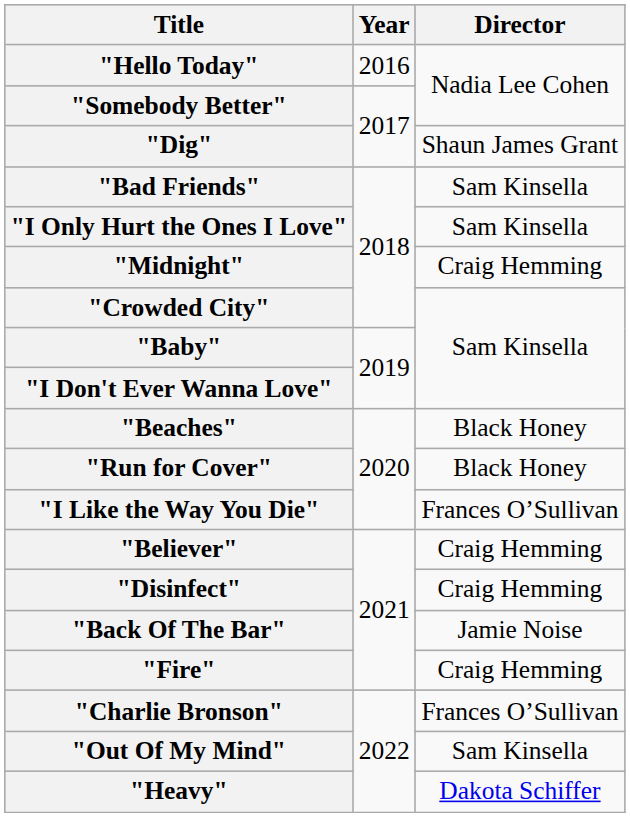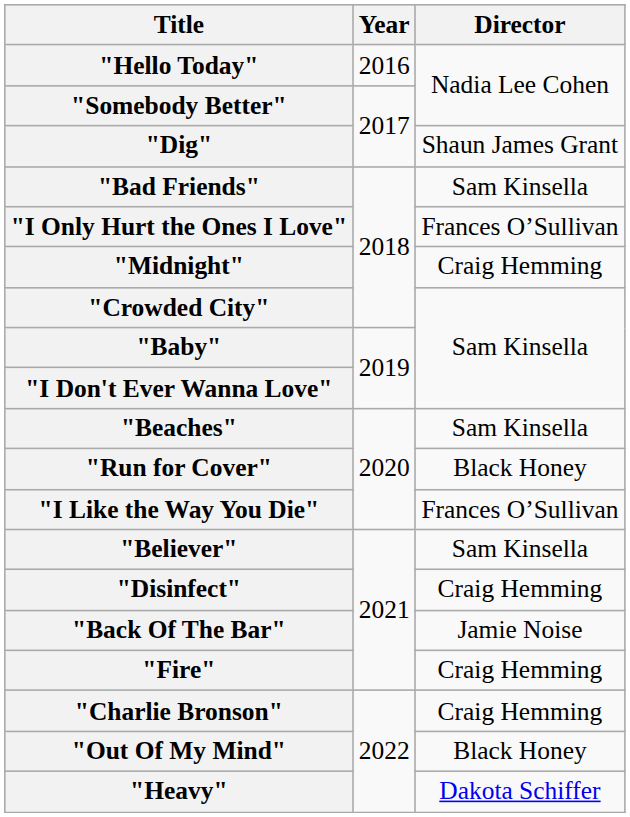(520, 226) Sam Kinsella -> (520, 226) Frances O’Sullivan
(520, 428) Black Honey -> (520, 428) Sam Kinsella
(520, 549) Craig Hemming -> (520, 549) Sam Kinsella
(520, 710) Frances O’Sullivan -> (520, 710) Craig Hemming
(520, 750) Sam Kinsella -> (520, 750) Black Honey
